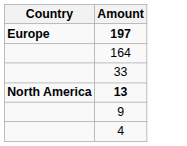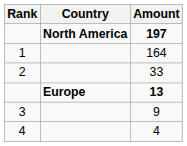+ column: (22, 14)
(28, 33) Europe -> (85, 33) North America
(49, 92) North America -> (64, 92) Europe
